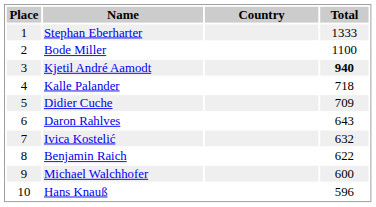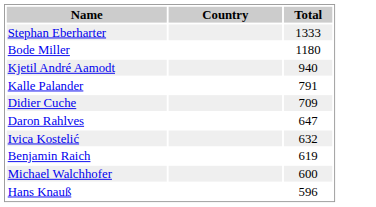- column: (24, 15)
(344, 50) 1100 -> (308, 50) 1180
(344, 68) bold -> (308, 68) normal
(344, 85) 718 -> (308, 85) 791
(344, 121) 643 -> (308, 121) 647
(344, 156) 622 -> (308, 156) 619
